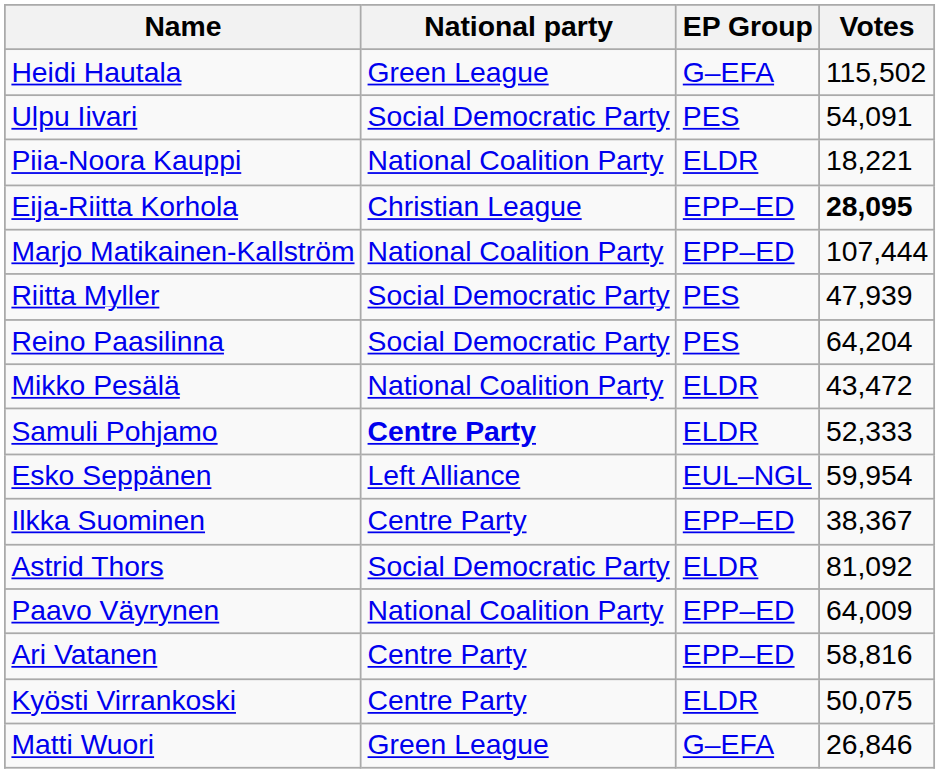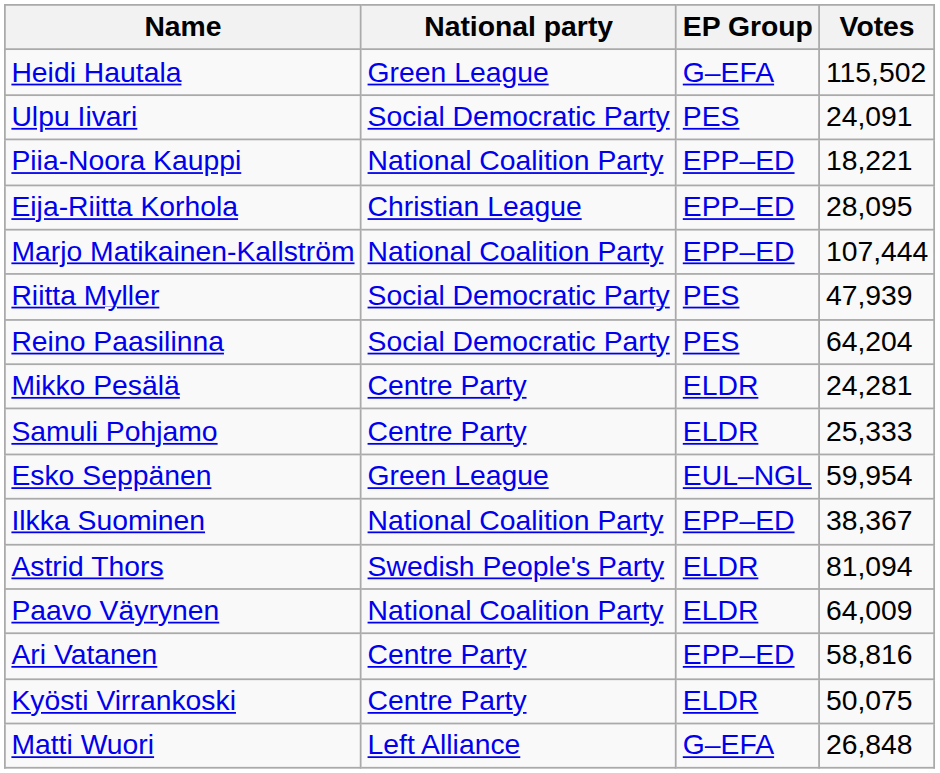(869, 116) 54,091 -> (869, 116) 24,091
(721, 161) ELDR -> (739, 161) EPP–ED
(869, 206) bold -> (869, 206) normal
(516, 386) National Coalition Party -> (447, 386) Centre Party
(869, 386) 43,472 -> (869, 386) 24,281
(452, 431) bold -> (447, 431) normal
(869, 431) 52,333 -> (869, 431) 25,333
(444, 476) Left Alliance -> (458, 476) Green League
(447, 521) Centre Party -> (516, 521) National Coalition Party
(519, 565) Social Democratic Party -> (516, 565) Swedish People's Party
(869, 565) 81,092 -> (869, 565) 81,094
(739, 610) EPP–ED -> (721, 610) ELDR
(458, 745) Green League -> (444, 745) Left Alliance
(869, 745) 26,846 -> (869, 745) 26,848
